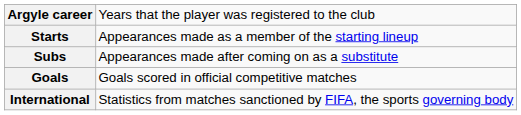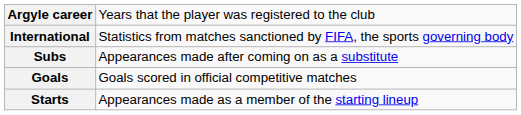rows swapped: (50, 36) <-> (50, 99)
